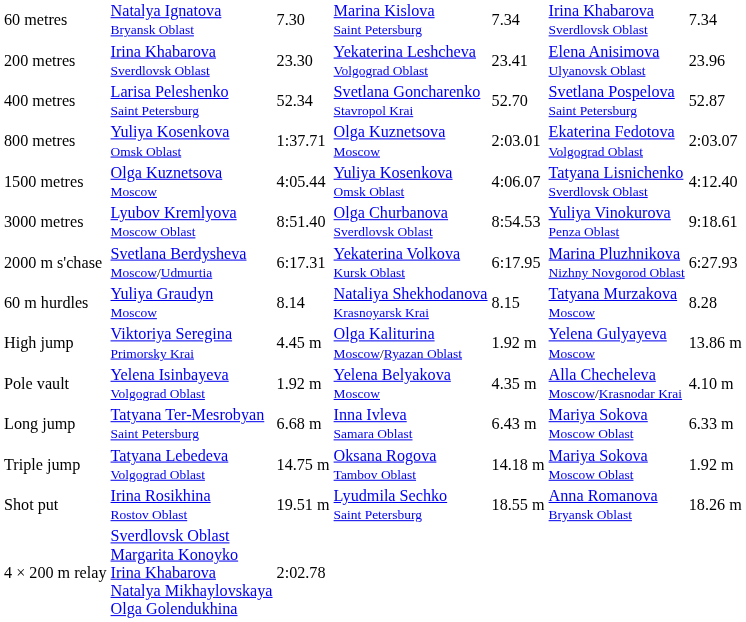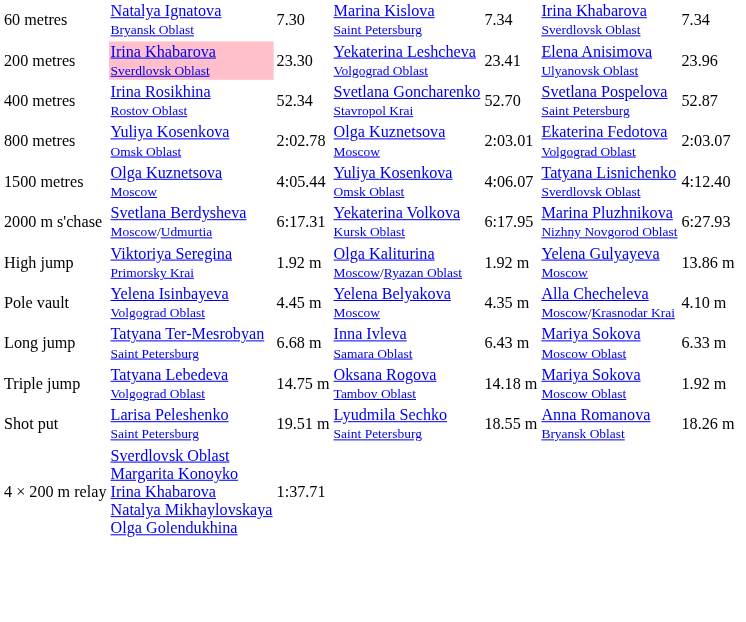(163, 60) no background -> (163, 60) pink background
(170, 101) Larisa Peleshenko Saint Petersburg -> (161, 101) Irina Rosikhina Rostov Oblast
(301, 141) 1:37.71 -> (301, 141) 2:02.78
- row: (44, 222)
- row: (46, 303)
(299, 343) 4.45 m -> (299, 262) 1.92 m
(299, 383) 1.92 m -> (299, 303) 4.45 m
(161, 505) Irina Rosikhina Rostov Oblast -> (170, 424) Larisa Peleshenko Saint Petersburg
(301, 572) 2:02.78 -> (301, 491) 1:37.71
